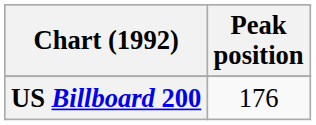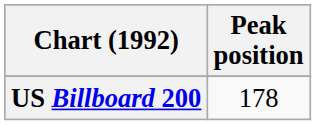(259, 97) 176 -> (259, 97) 178
